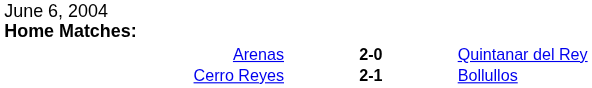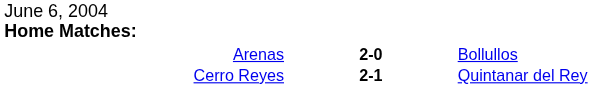(523, 54) Quintanar del Rey -> (488, 54) Bollullos
(488, 76) Bollullos -> (523, 76) Quintanar del Rey
